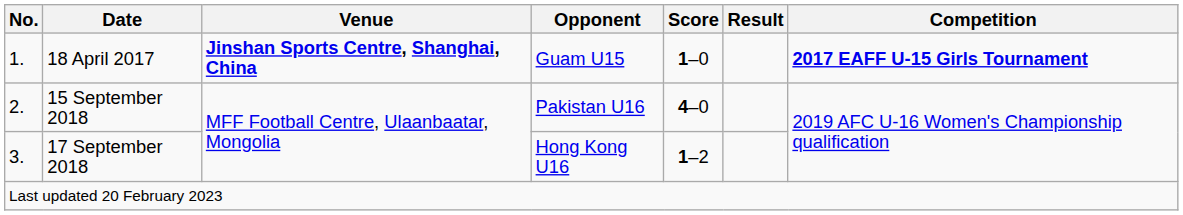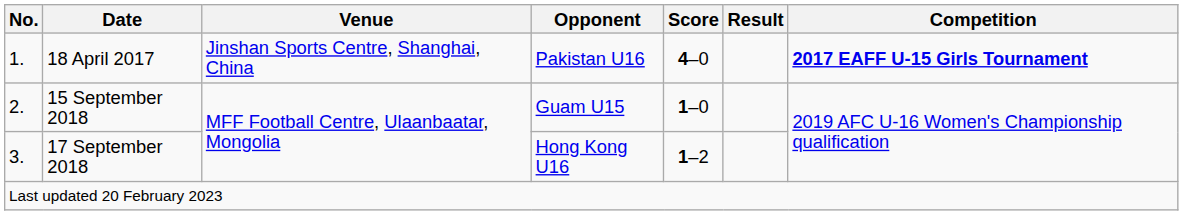(353, 58) bold -> (343, 58) normal
(580, 58) Guam U15 -> (590, 58) Pakistan U16
(693, 58) 1–0 -> (693, 58) 4–0
(590, 107) Pakistan U16 -> (580, 107) Guam U15
(693, 107) 4–0 -> (693, 107) 1–0
